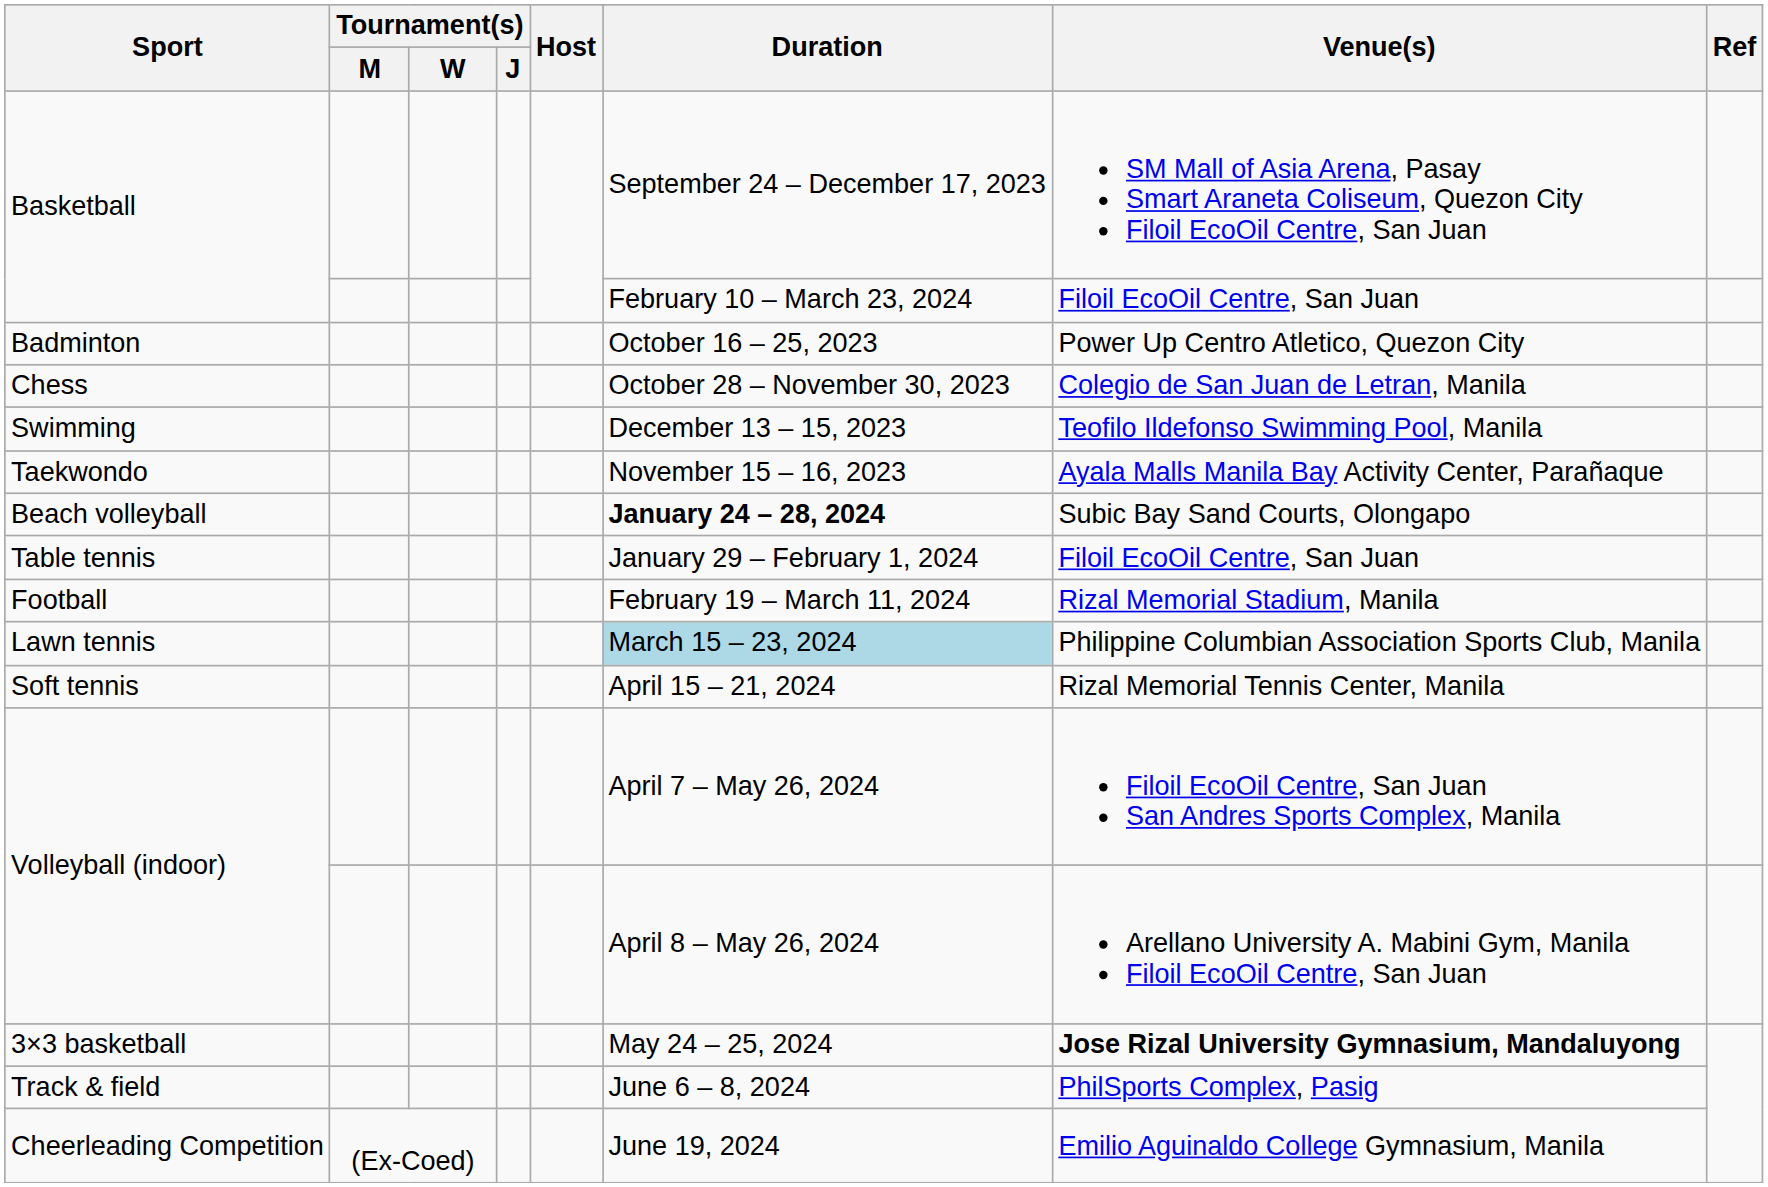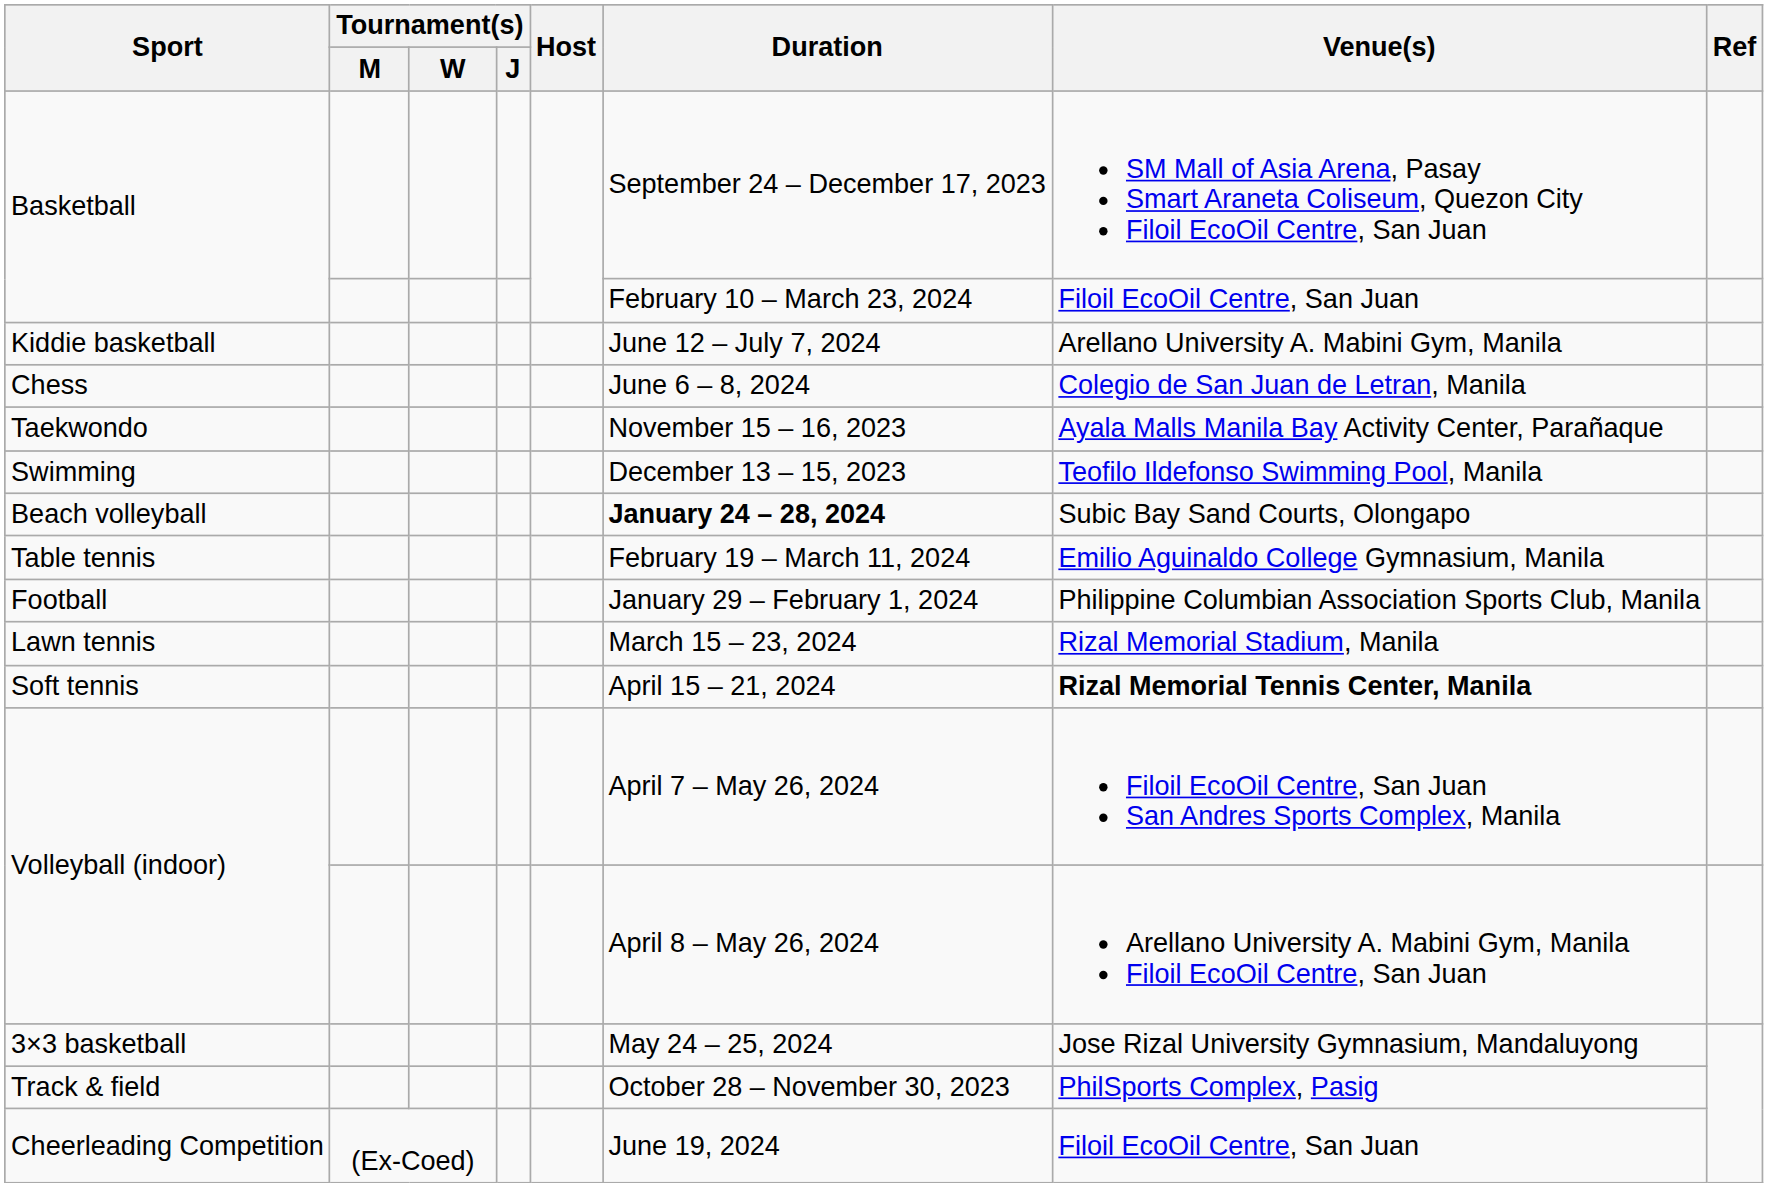+ row: (113, 342)
- row: (76, 342)
(809, 385) October 28 – November 30, 2023 -> (709, 385) June 6 – 8, 2024
rows swapped: (79, 471) <-> (73, 428)
(793, 557) January 29 – February 1, 2024 -> (789, 557) February 19 – March 11, 2024
(1239, 557) Filoil EcoOil Centre, San Juan -> (1331, 557) Emilio Aguinaldo College Gymnasium, Manila
(789, 600) February 19 – March 11, 2024 -> (793, 600) January 29 – February 1, 2024
(1248, 600) Rizal Memorial Stadium, Manila -> (1379, 600) Philippine Columbian Association Sports Club, Manila
(733, 643) lightblue background -> (733, 643) no background
(1379, 643) Philippine Columbian Association Sports Club, Manila -> (1248, 643) Rizal Memorial Stadium, Manila
(1281, 685) normal -> (1295, 685) bold
(1369, 1044) bold -> (1348, 1044) normal
(709, 1087) June 6 – 8, 2024 -> (809, 1087) October 28 – November 30, 2023
(1331, 1145) Emilio Aguinaldo College Gymnasium, Manila -> (1239, 1145) Filoil EcoOil Centre, San Juan
